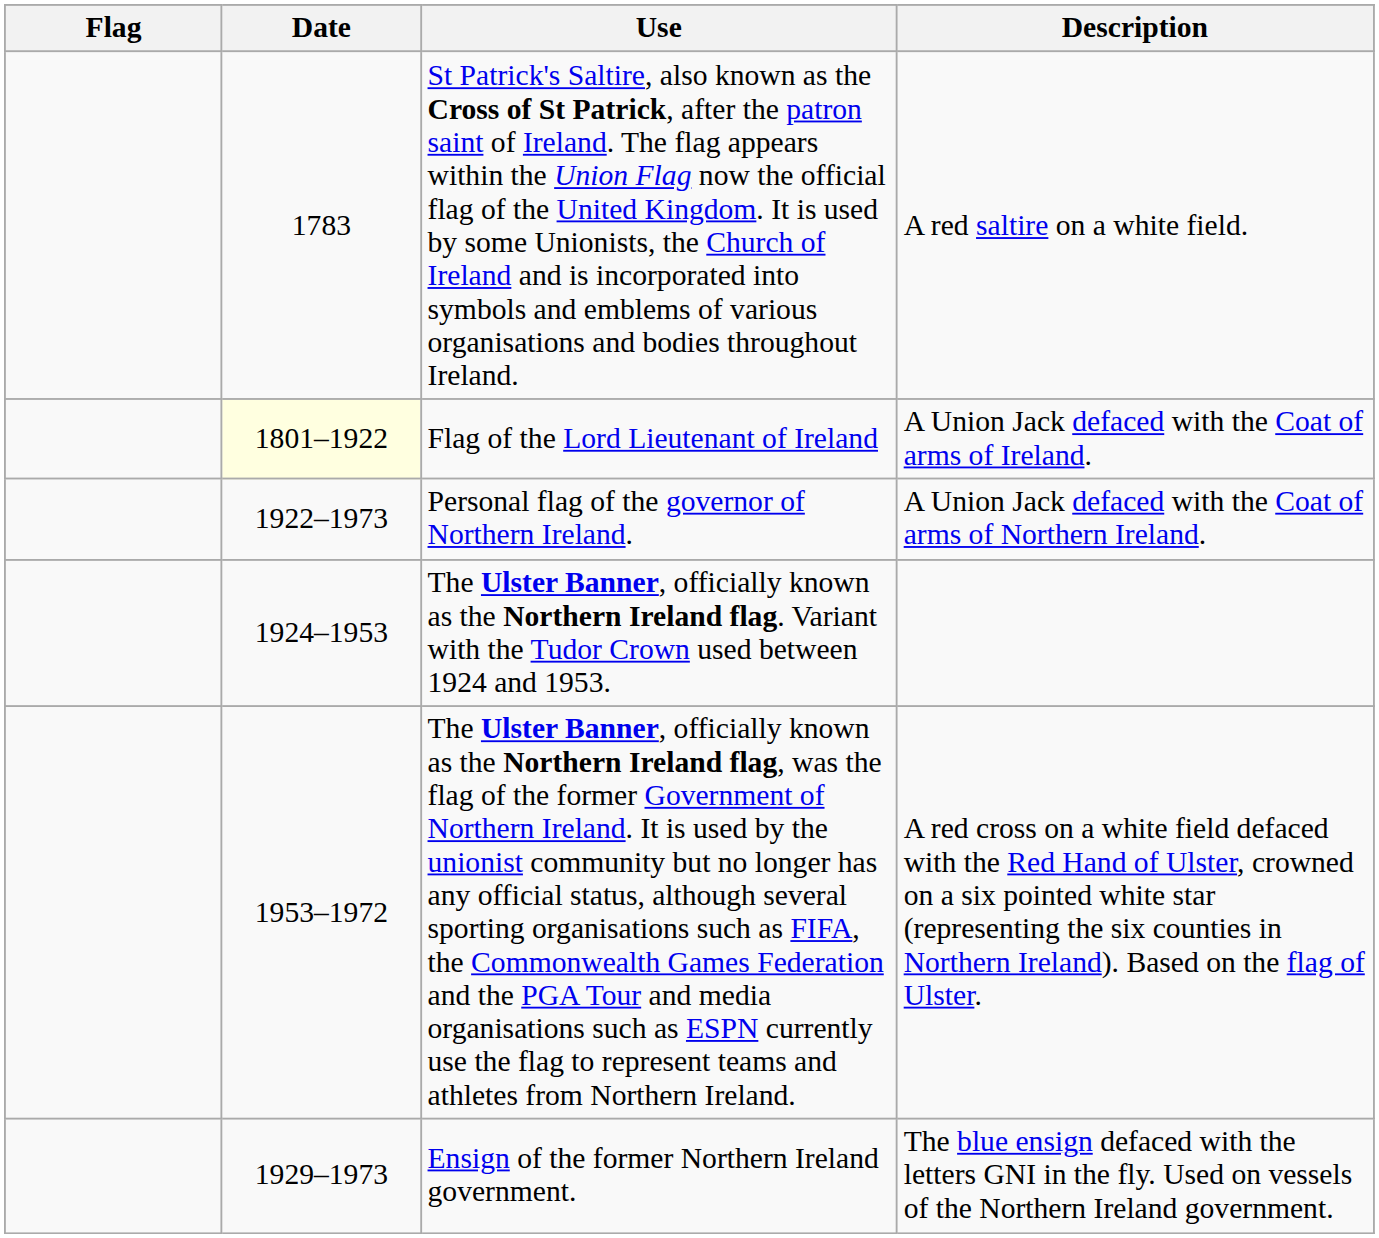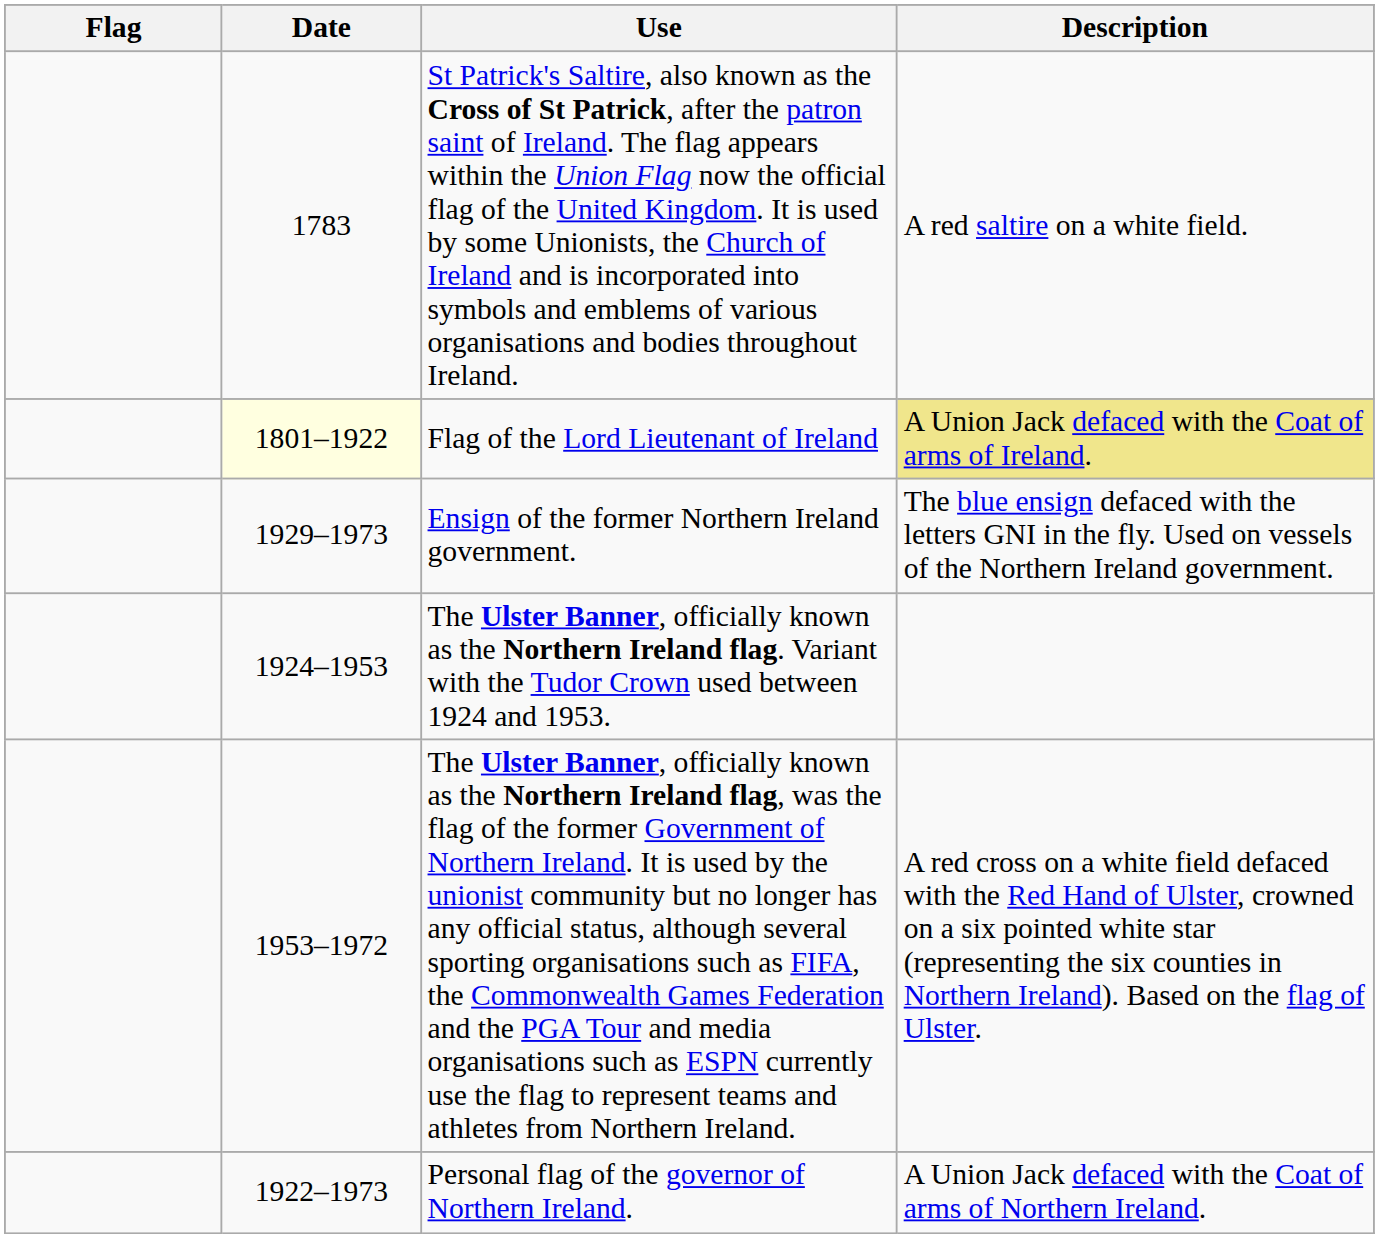(1133, 438) no background -> (1133, 438) khaki background
rows swapped: (616, 518) <-> (653, 1175)
